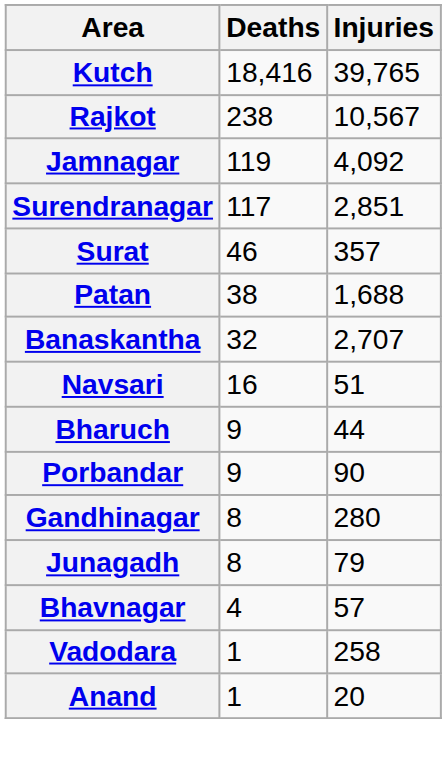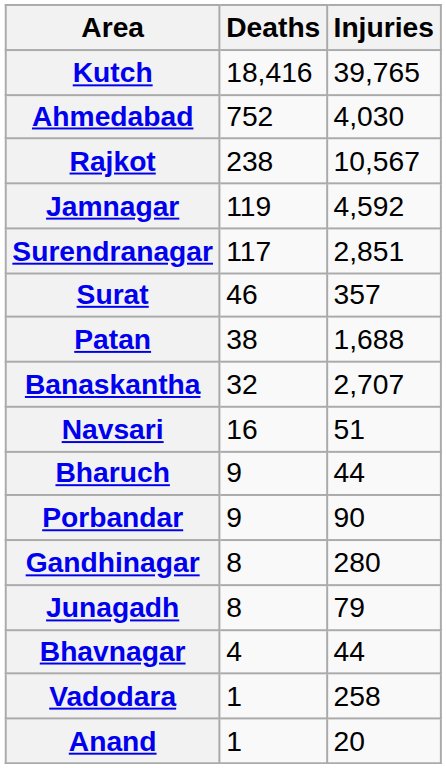+ row: (113, 116)
(369, 161) 4,092 -> (369, 206) 4,592
(349, 607) 57 -> (349, 652) 44
